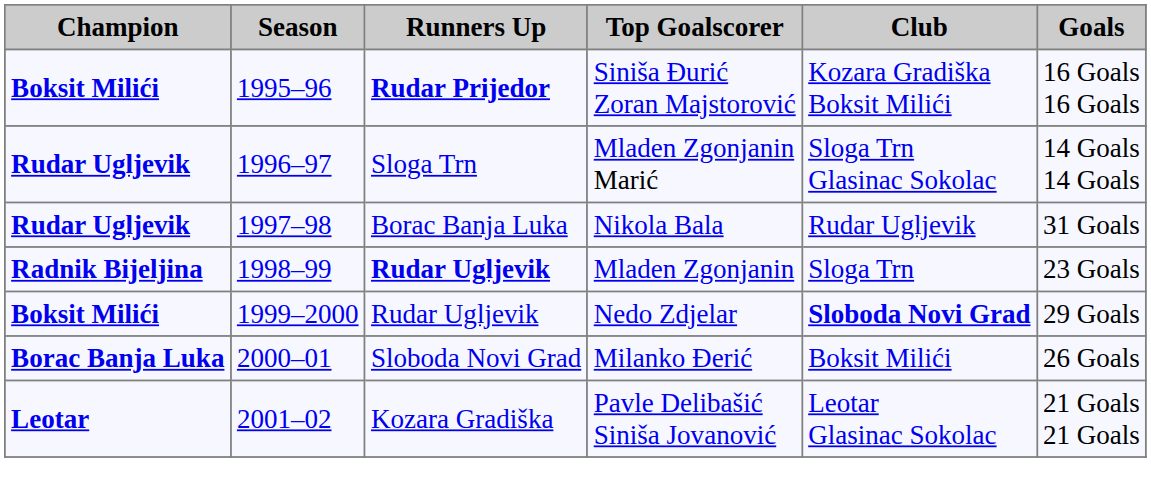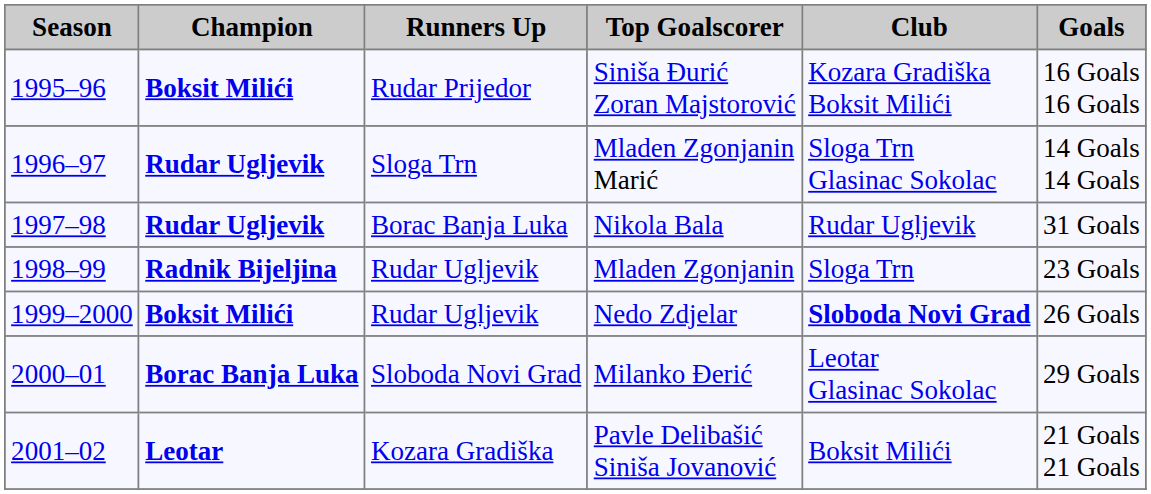columns swapped: (298, 26) <-> (118, 26)
(461, 87) bold -> (451, 87) normal
(461, 268) bold -> (455, 268) normal
(1091, 313) 29 Goals -> (1091, 313) 26 Goals
(880, 357) Boksit Milići -> (902, 373) Leotar Glasinac Sokolac
(1091, 357) 26 Goals -> (1091, 373) 29 Goals
(902, 418) Leotar Glasinac Sokolac -> (880, 450) Boksit Milići
